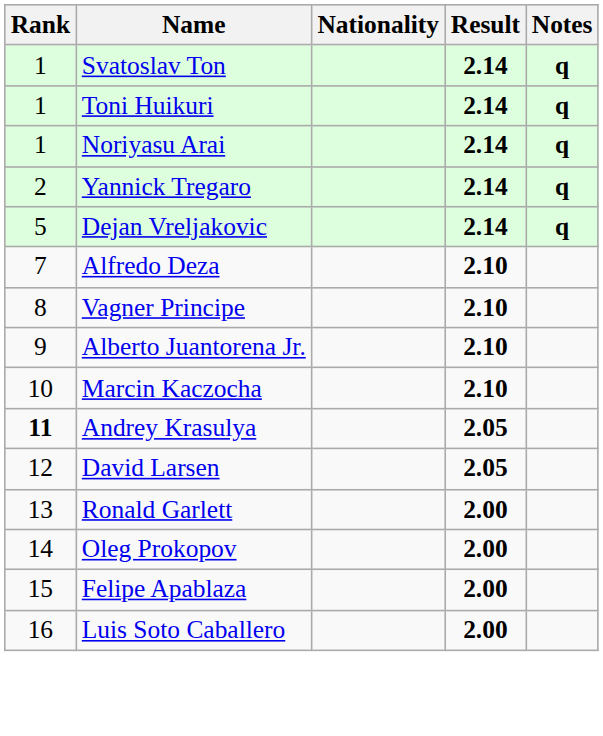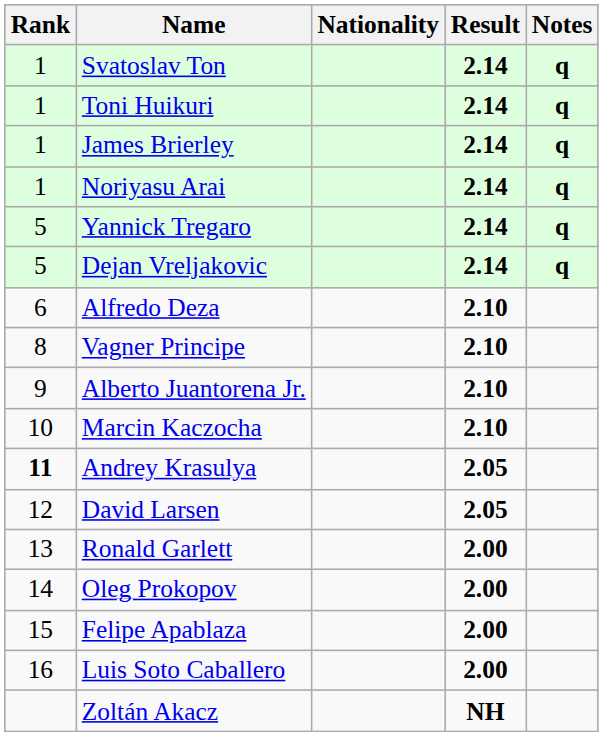+ row: (158, 145)
(40, 186) 2 -> (40, 226) 5
(40, 266) 7 -> (40, 307) 6
+ row: (150, 710)
